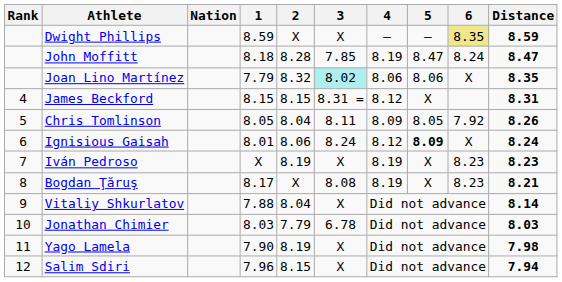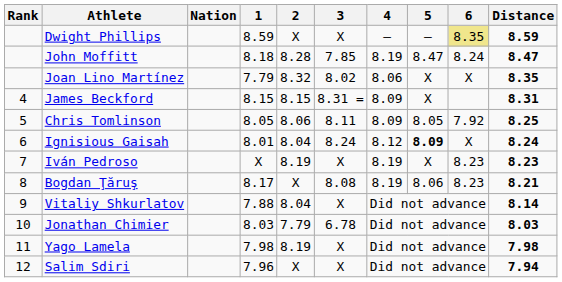(340, 78) paleturquoise background -> (340, 78) no background
(428, 78) 8.06 -> (428, 78) X
(387, 99) 8.12 -> (387, 99) 8.09
(296, 120) 8.04 -> (296, 120) 8.06
(523, 120) 8.26 -> (523, 120) 8.25
(296, 141) 8.06 -> (296, 141) 8.04
(428, 183) X -> (428, 183) 8.06
(258, 246) 7.90 -> (258, 246) 7.98
(296, 267) 8.15 -> (296, 267) X
